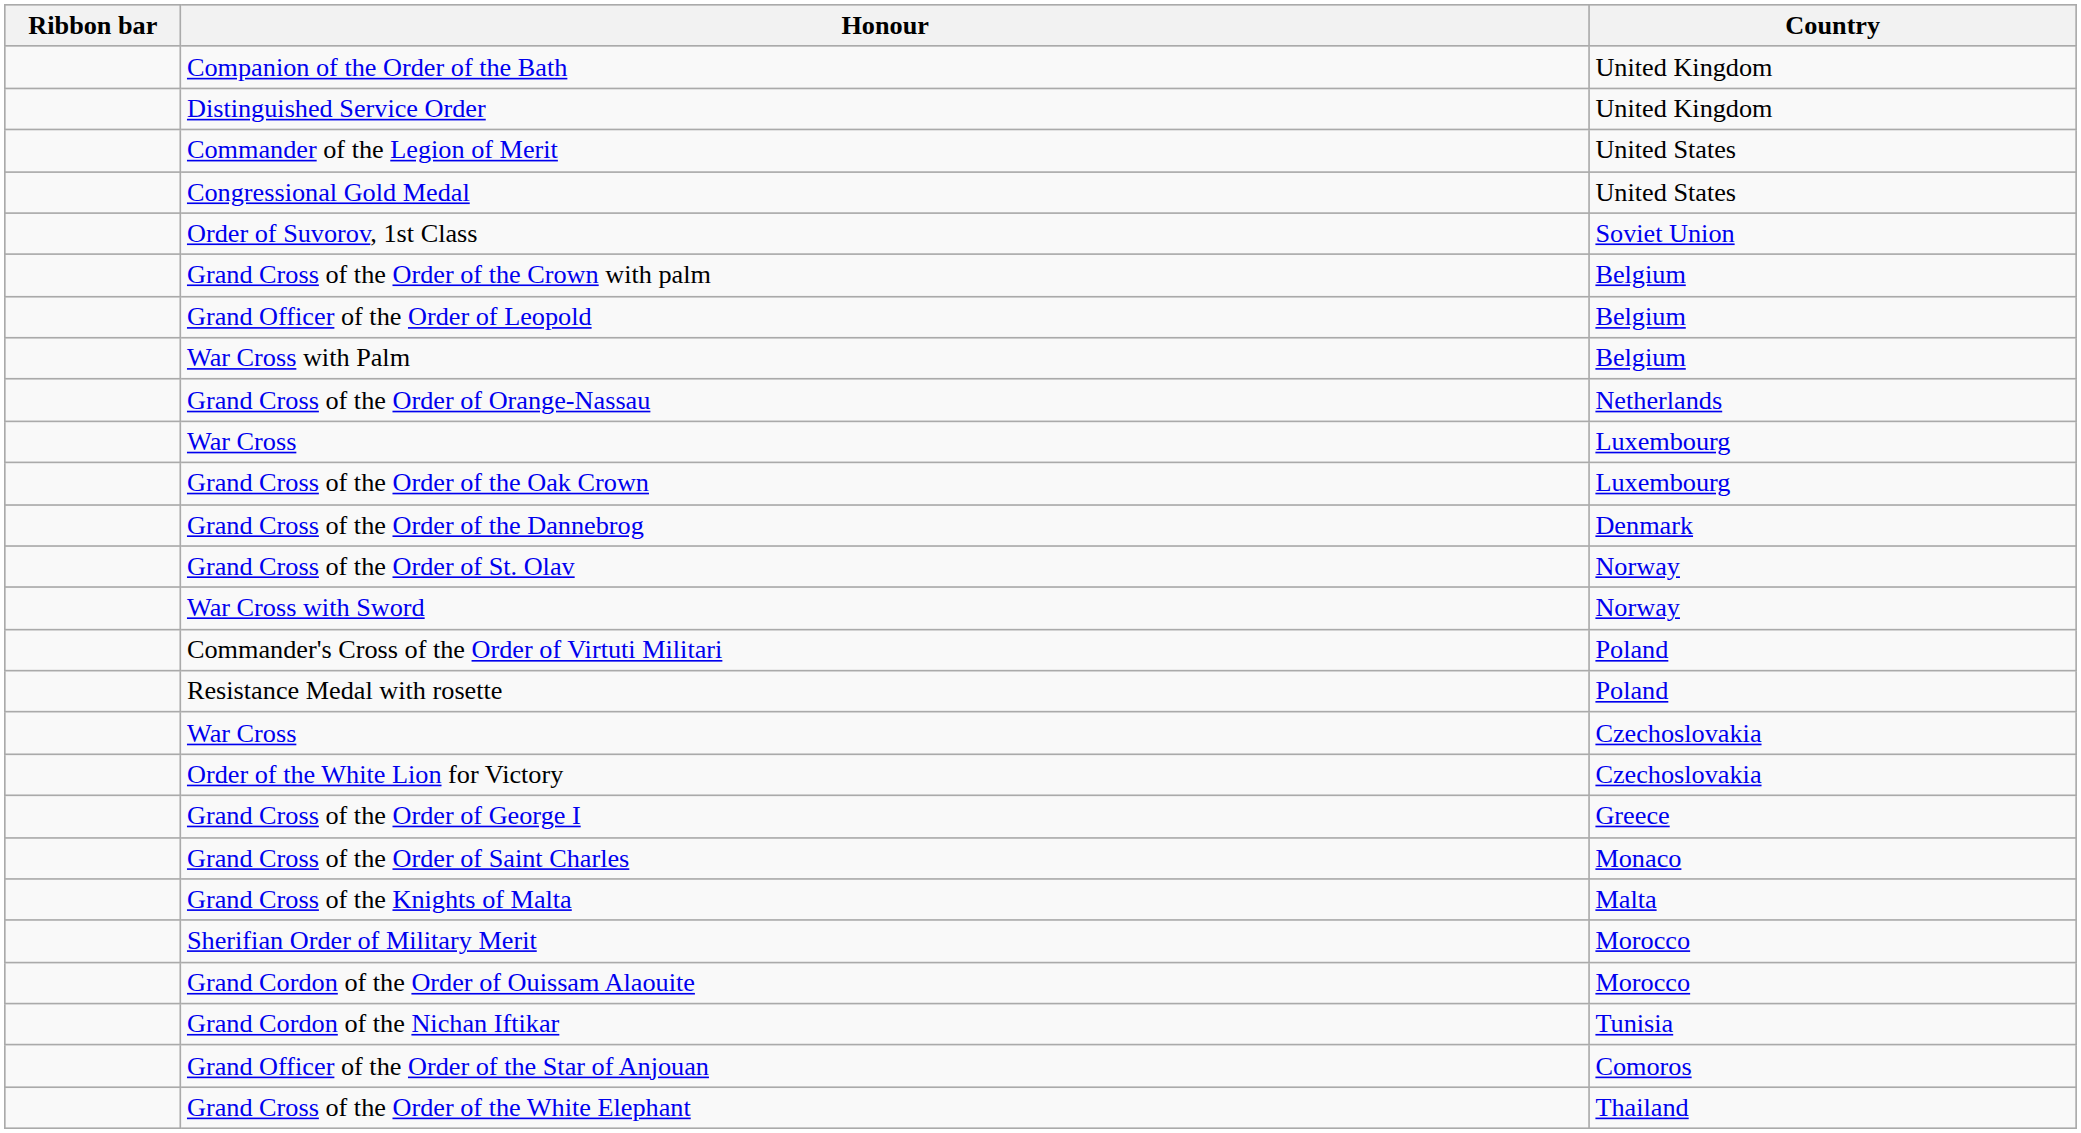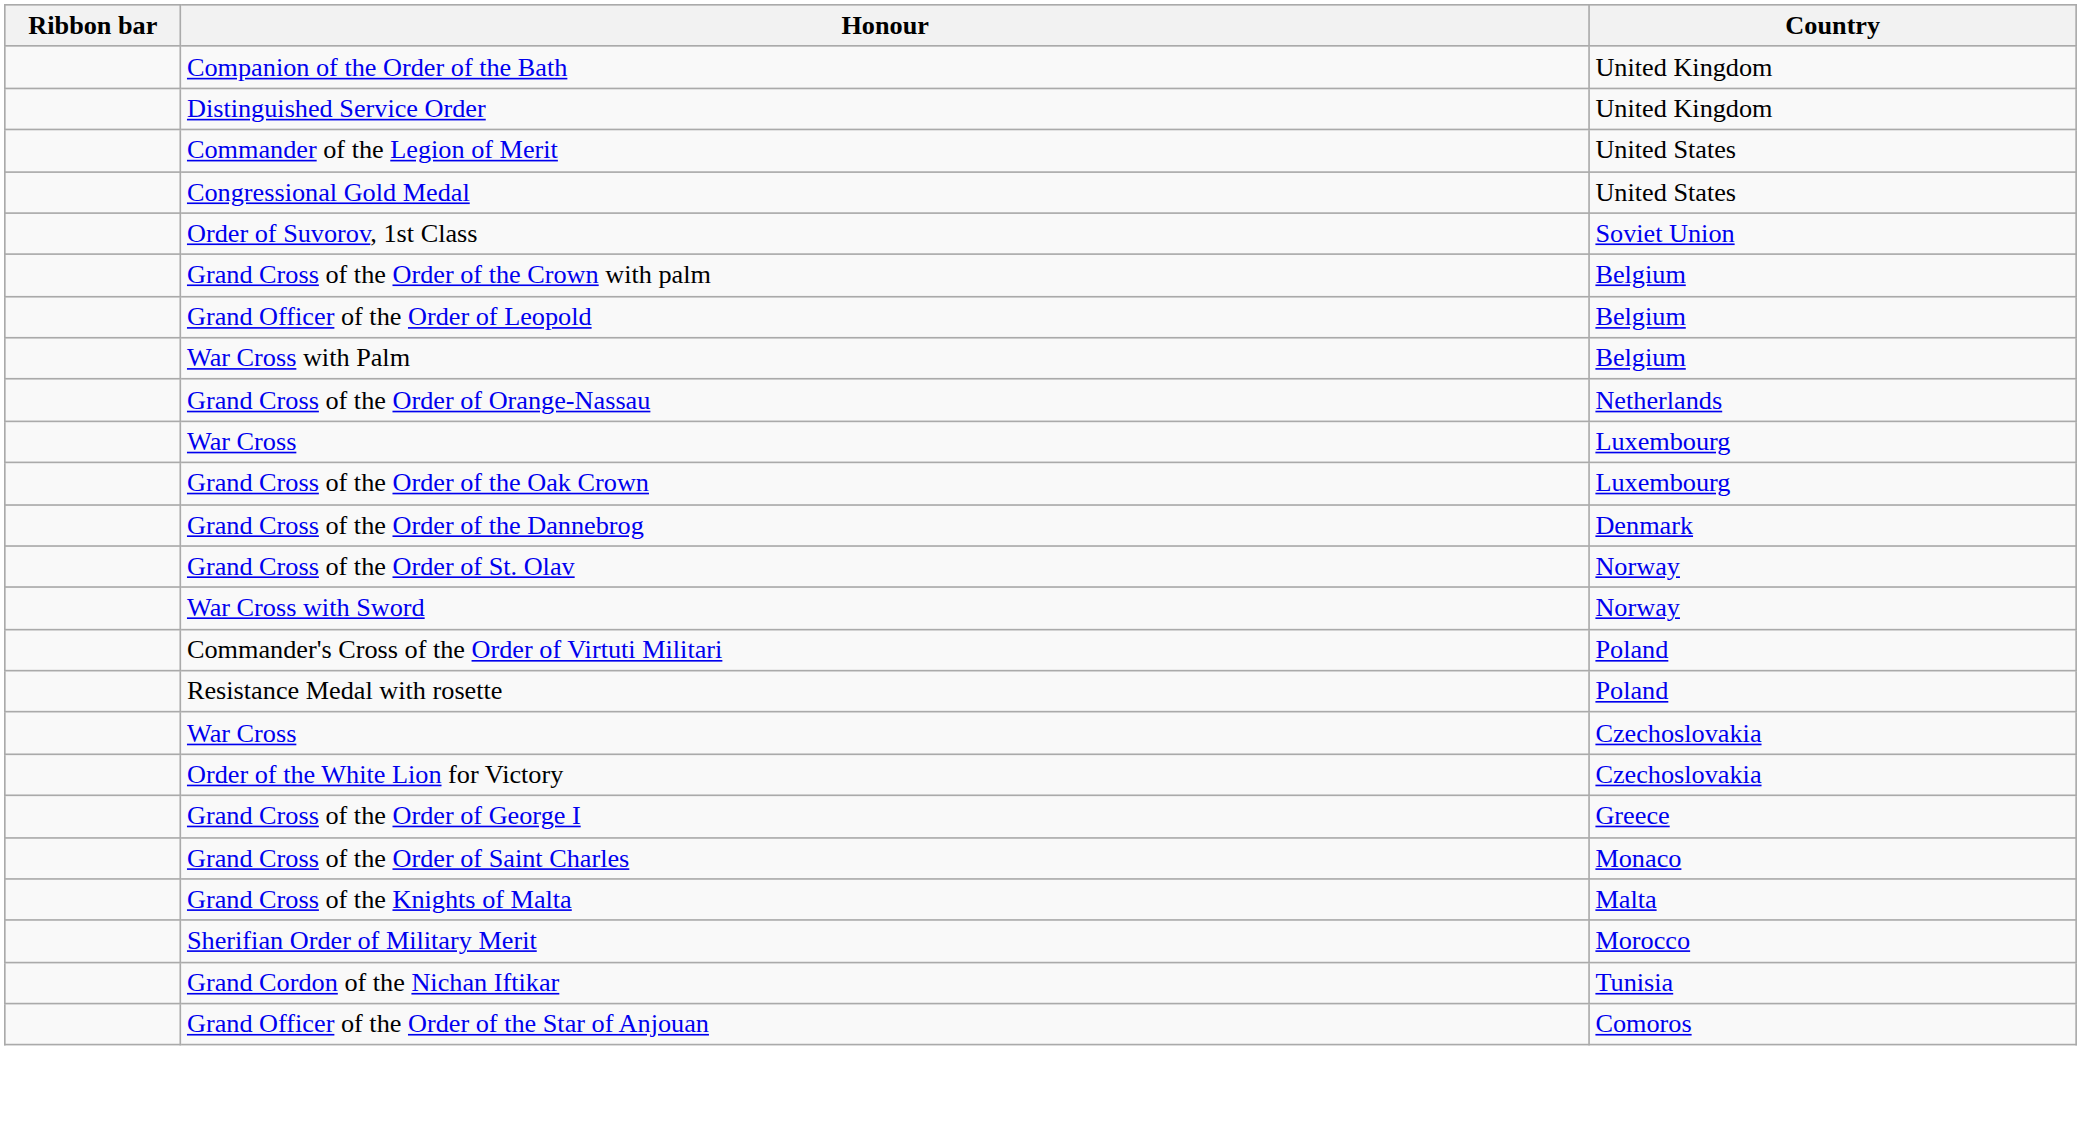- row: (441, 982)
- row: (439, 1107)
